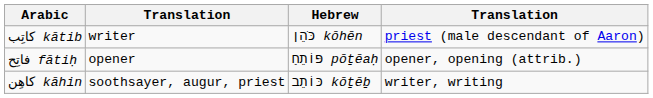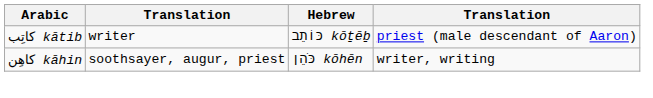(327, 37) כֹּהֵן kōhēn -> (331, 37) כּוֹתֵב kōṯēḇ
- row: (42, 60)
(331, 82) כּוֹתֵב kōṯēḇ -> (327, 60) כֹּהֵן kōhēn
